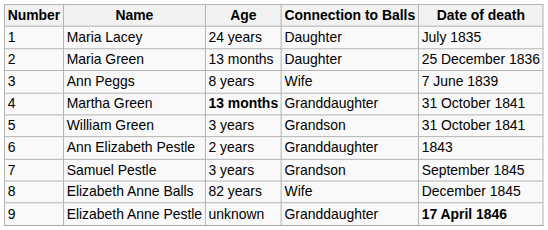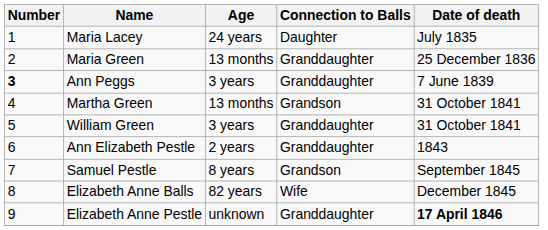(313, 59) Daughter -> (327, 59) Granddaughter
(12, 81) normal -> (12, 81) bold
(231, 81) 8 years -> (231, 81) 3 years
(298, 81) Wife -> (327, 81) Granddaughter
(243, 103) bold -> (241, 103) normal
(331, 103) Granddaughter -> (310, 103) Grandson
(315, 125) Grandson -> (327, 125) Granddaughter
(231, 170) 3 years -> (231, 170) 8 years
